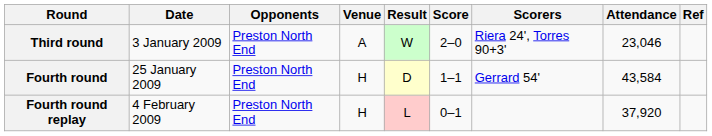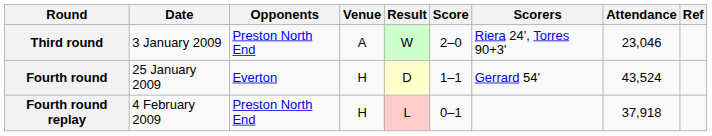(272, 77) Preston North End -> (255, 77) Everton
(642, 77) 43,584 -> (642, 77) 43,524
(642, 112) 37,920 -> (642, 112) 37,918
